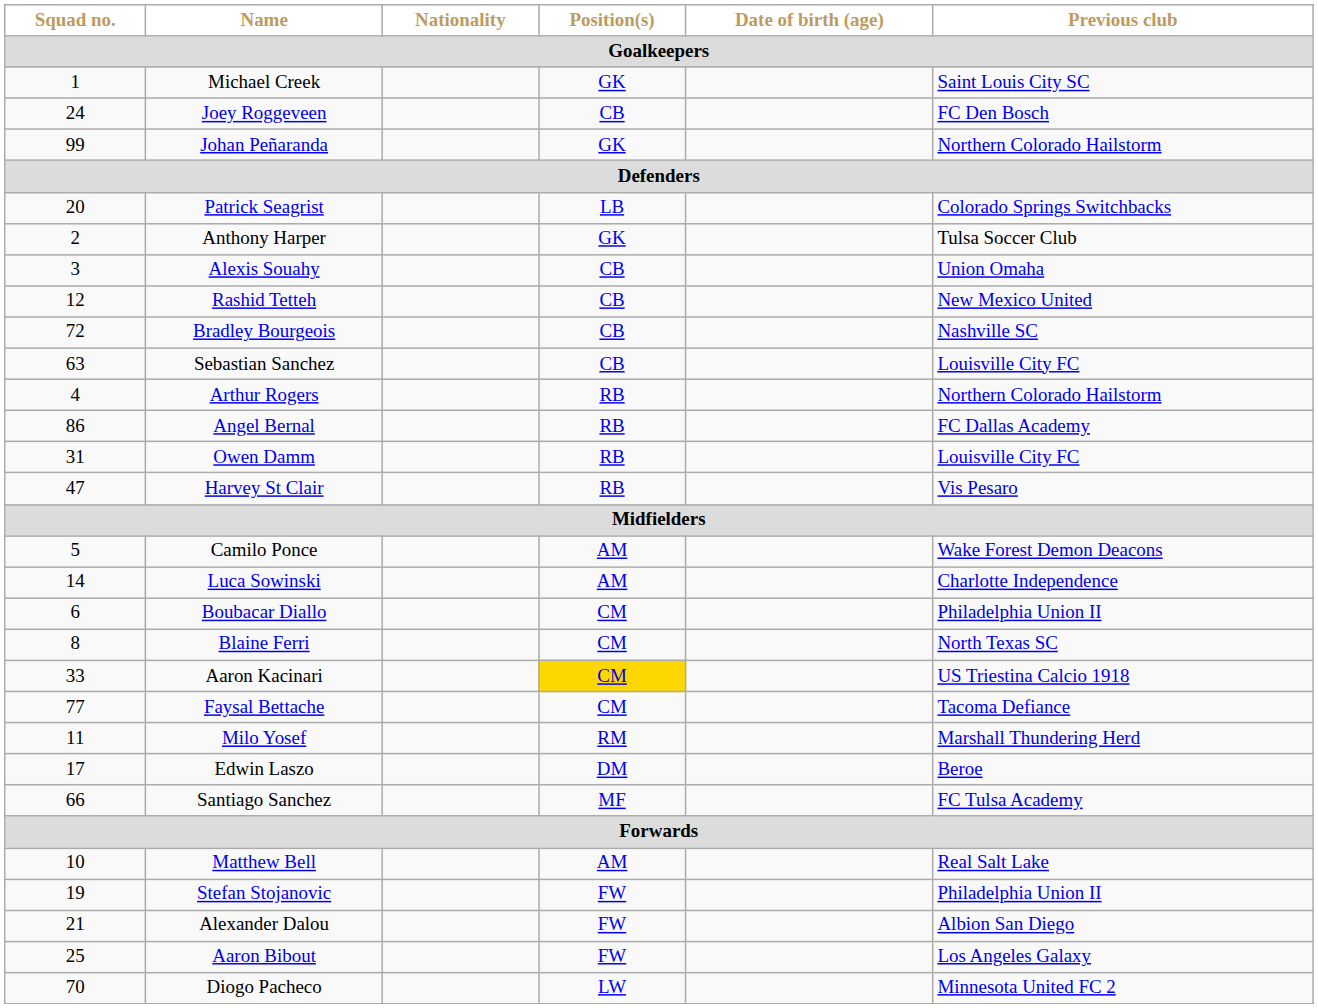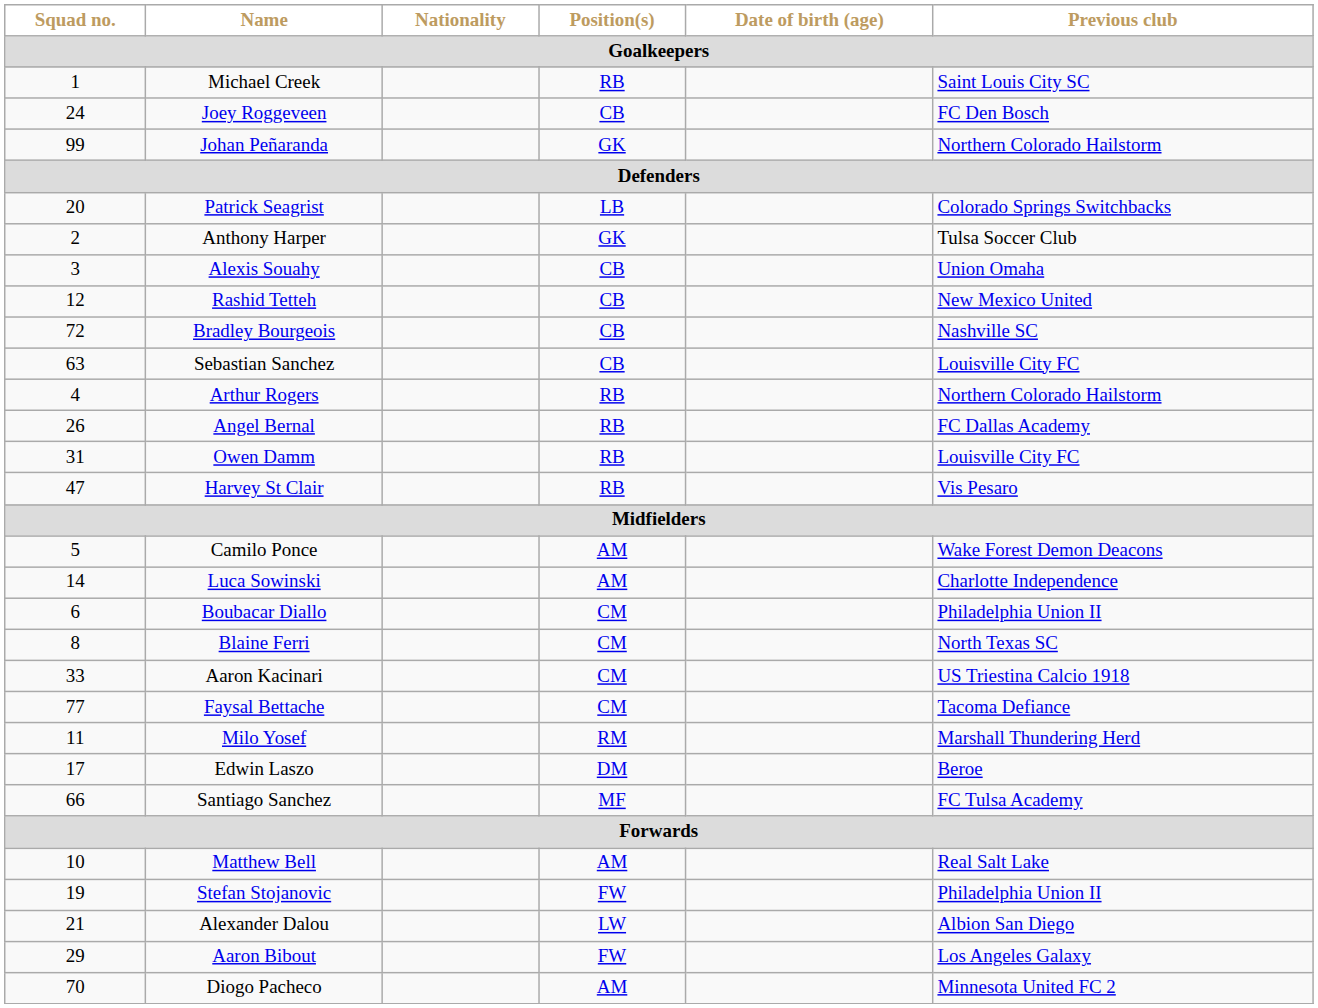(612, 82) GK -> (612, 82) RB
(75, 425) 86 -> (75, 425) 26
(612, 675) gold background -> (612, 675) no background
(612, 925) FW -> (612, 925) LW
(75, 956) 25 -> (75, 956) 29
(612, 987) LW -> (612, 987) AM
